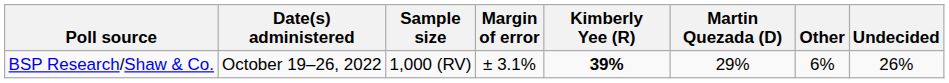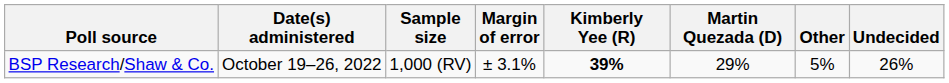(822, 64) 6% -> (822, 64) 5%
